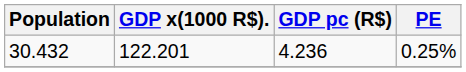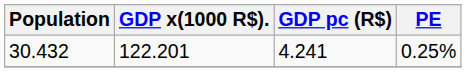(303, 50) 4.236 -> (303, 50) 4.241
